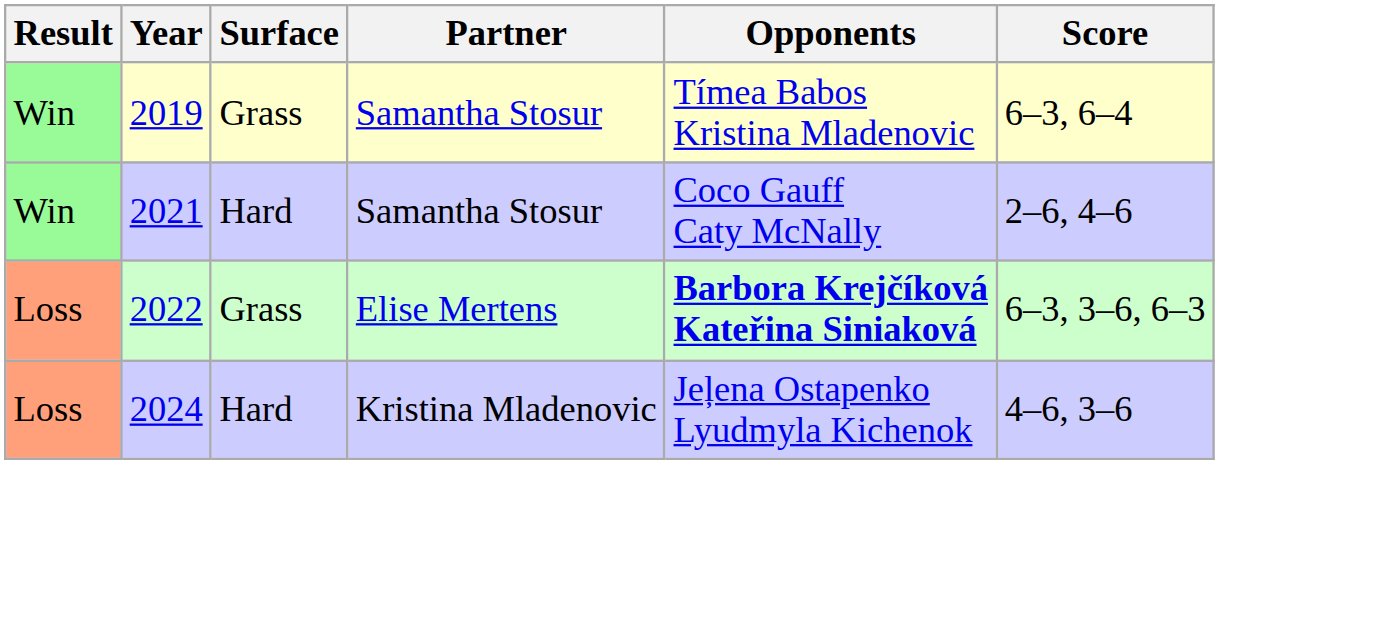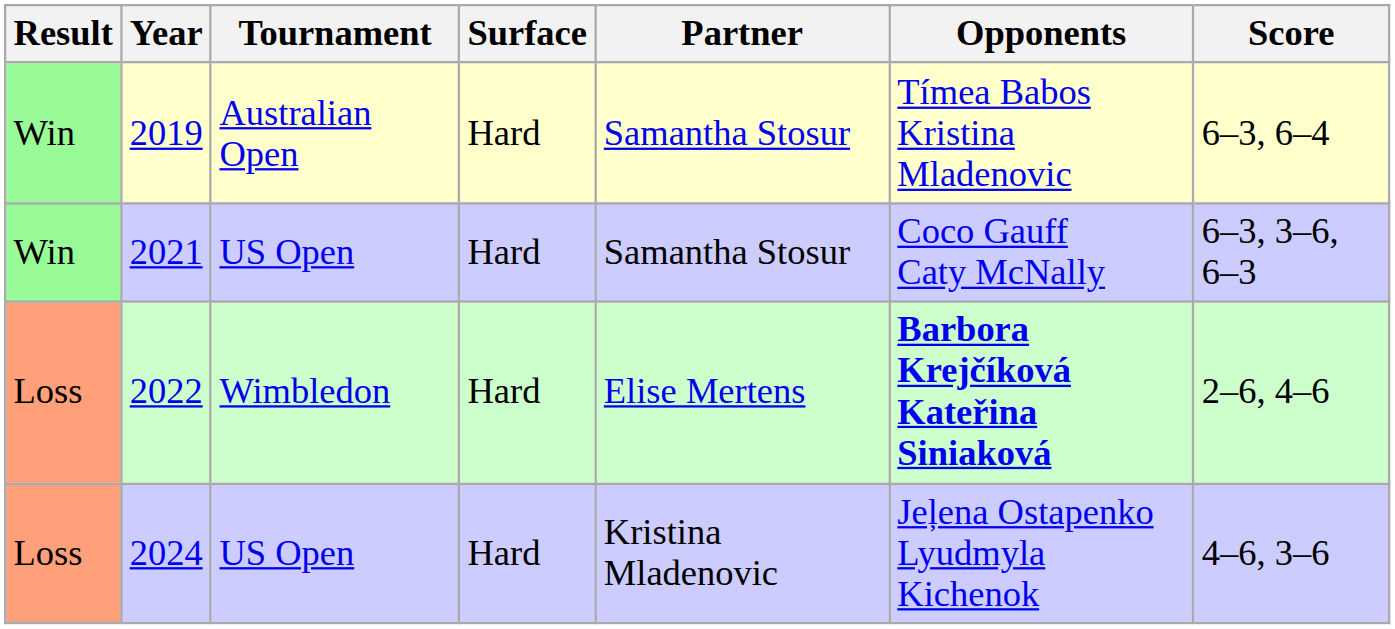+ column: (335, 33)
(261, 111) Grass -> (504, 132) Hard
(1069, 210) 2–6, 4–6 -> (1270, 251) 6–3, 3–6, 6–3
(261, 309) Grass -> (504, 391) Hard
(1105, 309) 6–3, 3–6, 6–3 -> (1266, 391) 2–6, 4–6
